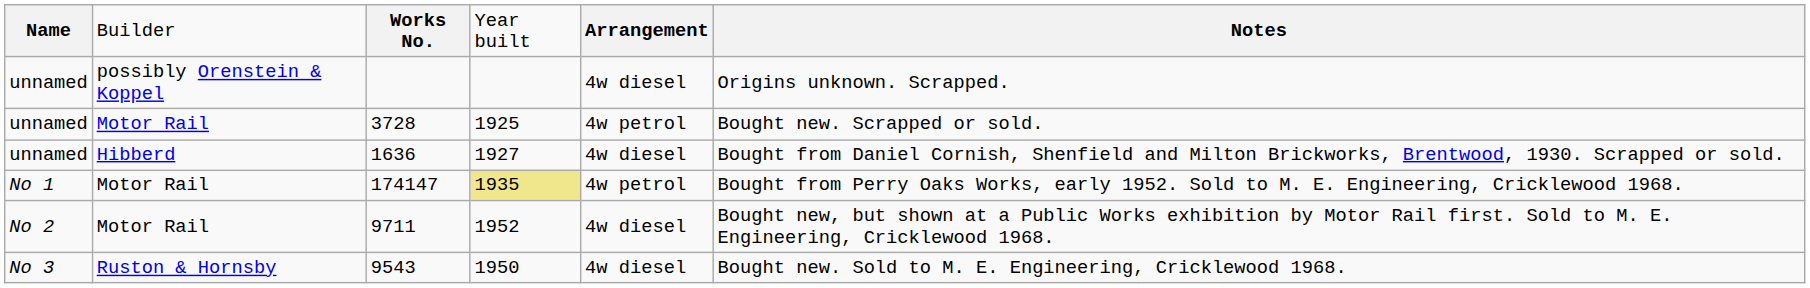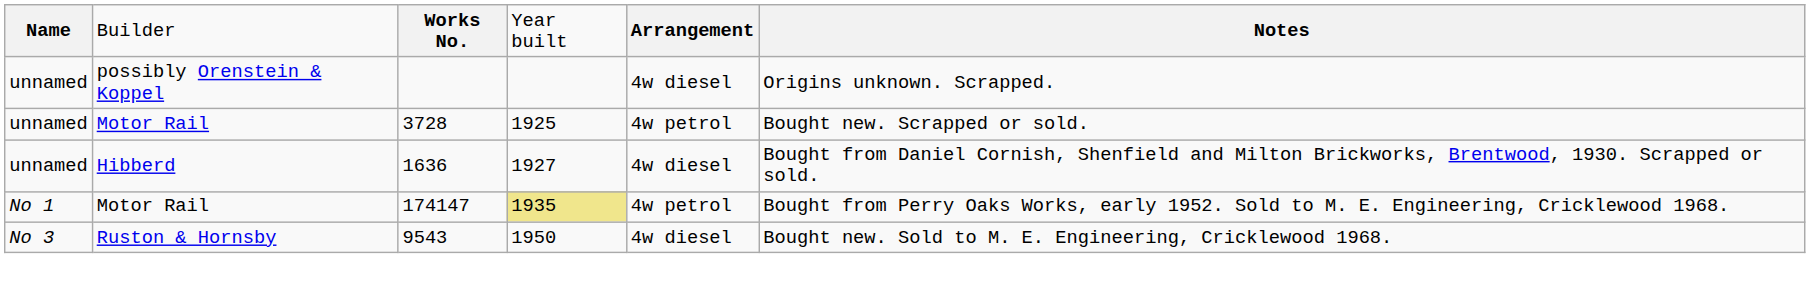- row: (393, 227)
